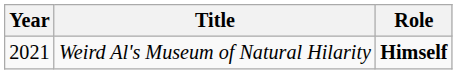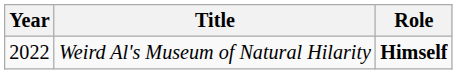(29, 52) 2021 -> (29, 52) 2022
